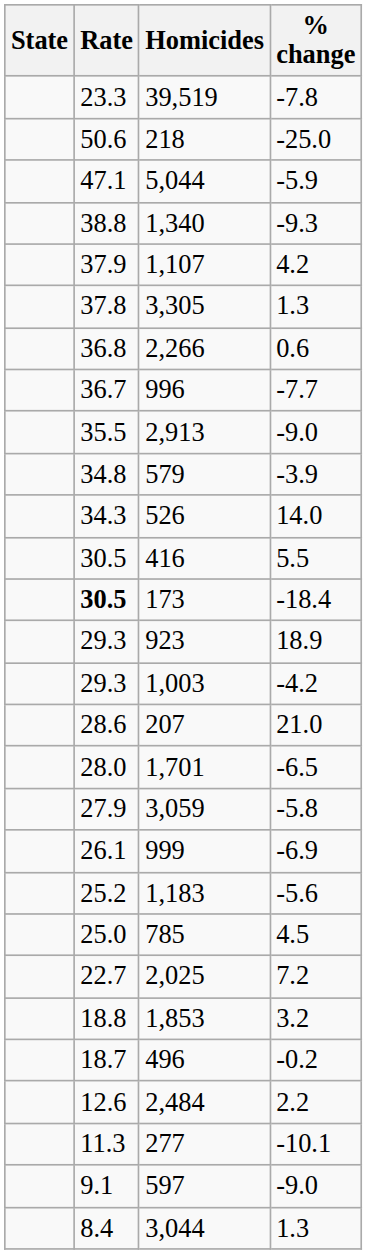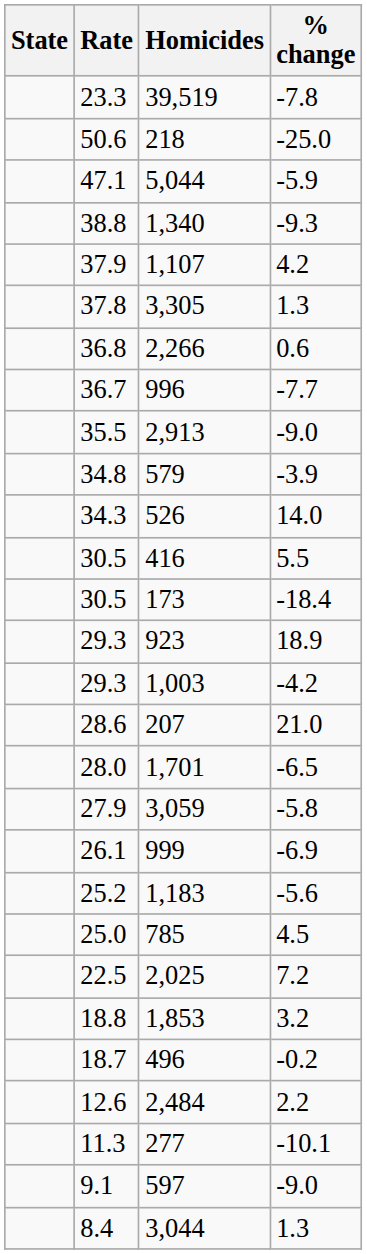(103, 599) bold -> (103, 599) normal
(103, 976) 22.7 -> (103, 976) 22.5
